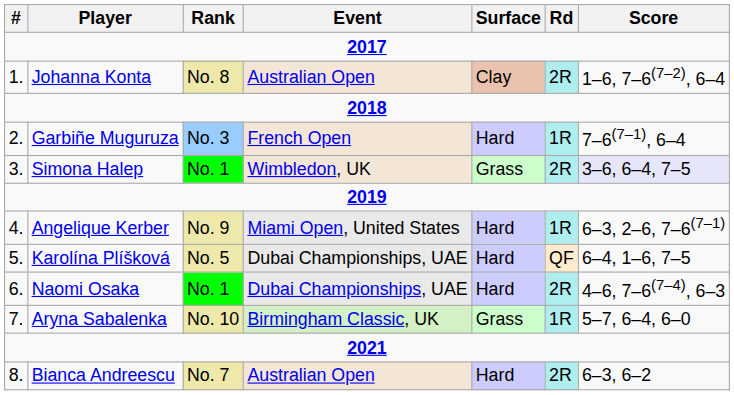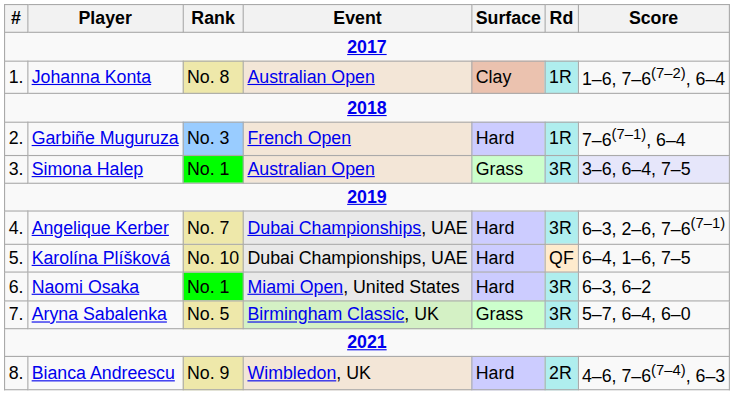(560, 77) 2R -> (560, 77) 1R
(309, 169) Wimbledon, UK -> (311, 169) Australian Open
(560, 169) 2R -> (560, 169) 3R
(208, 227) No. 9 -> (208, 227) No. 7
(354, 227) Miami Open, United States -> (358, 227) Dubai Championships, UAE
(560, 227) 1R -> (560, 227) 3R
(208, 258) No. 5 -> (213, 258) No. 10
(358, 288) Dubai Championships, UAE -> (354, 286) Miami Open, United States
(560, 288) 2R -> (560, 286) 3R
(654, 288) 4–6, 7–6(7–4), 6–3 -> (617, 286) 6–3, 6–2
(213, 319) No. 10 -> (208, 314) No. 5
(560, 319) 1R -> (560, 314) 3R
(208, 375) No. 7 -> (208, 373) No. 9
(311, 375) Australian Open -> (309, 373) Wimbledon, UK
(617, 375) 6–3, 6–2 -> (654, 373) 4–6, 7–6(7–4), 6–3
